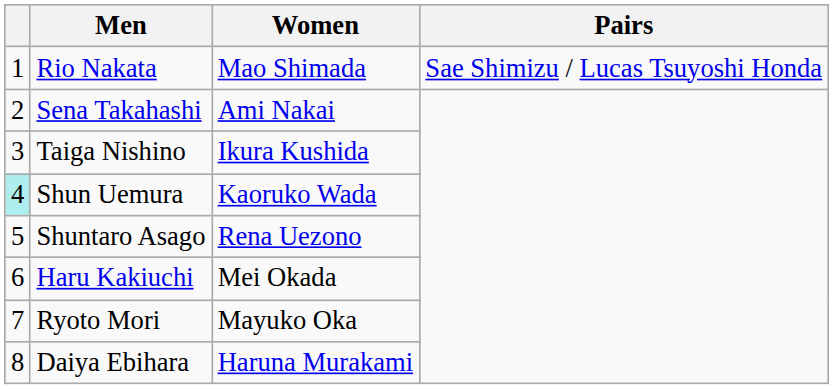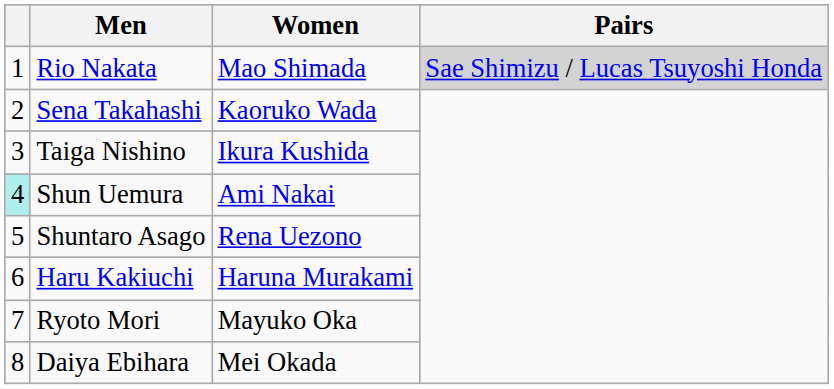(624, 67) no background -> (624, 67) lightgrey background
(276, 109) Ami Nakai -> (297, 109) Kaoruko Wada
(297, 194) Kaoruko Wada -> (276, 194) Ami Nakai
(277, 278) Mei Okada -> (315, 278) Haruna Murakami
(315, 362) Haruna Murakami -> (277, 362) Mei Okada
